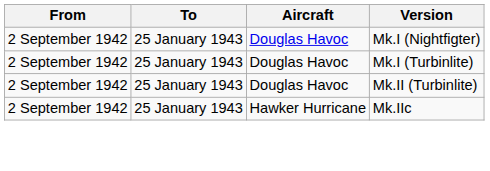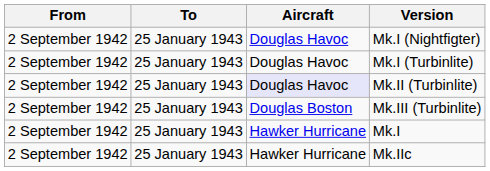(299, 85) no background -> (299, 85) lavender background
+ row: (427, 108)
+ row: (386, 131)
